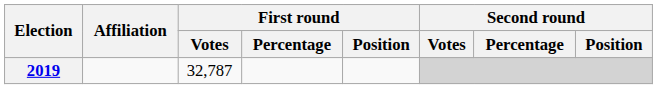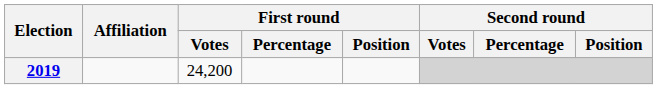(210, 70) 32,787 -> (210, 70) 24,200
